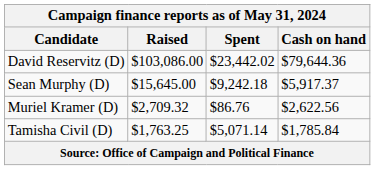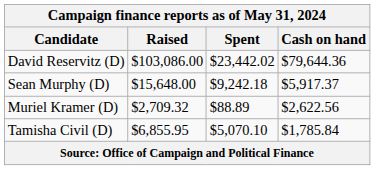(164, 84) $15,645.00 -> (164, 84) $15,648.00
(230, 107) $86.76 -> (230, 107) $88.89
(160, 130) $1,763.25 -> (160, 130) $6,855.95
(239, 130) $5,071.14 -> (239, 130) $5,070.10
